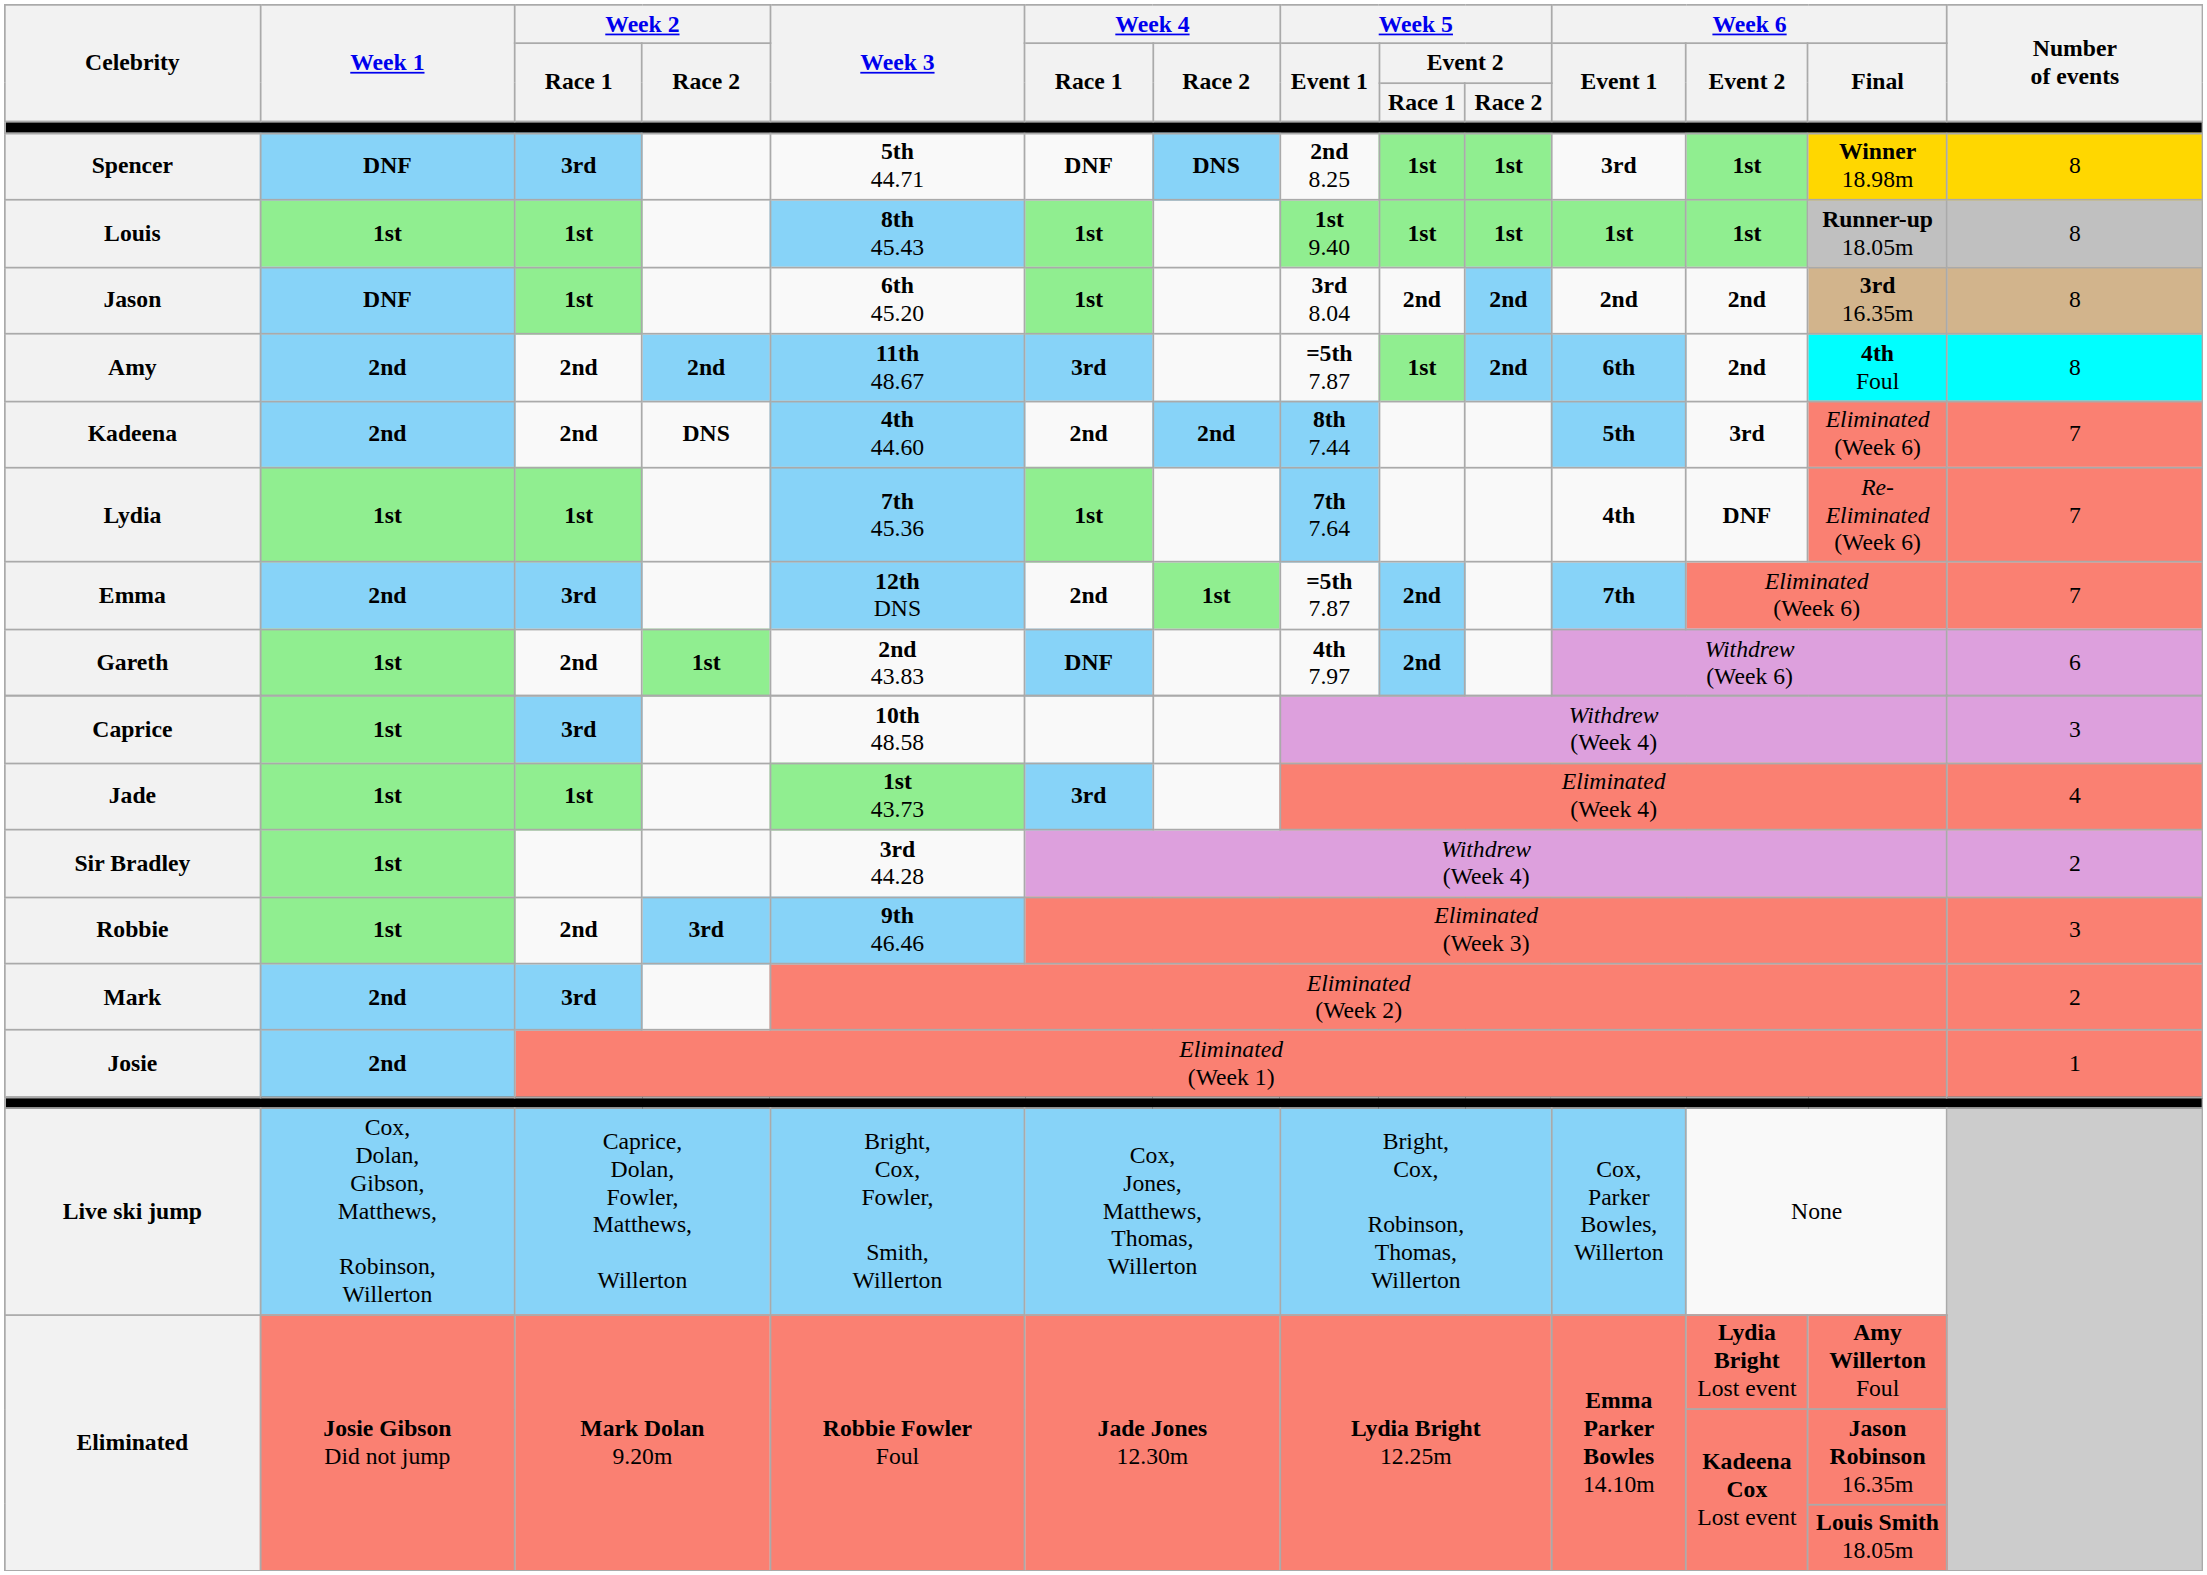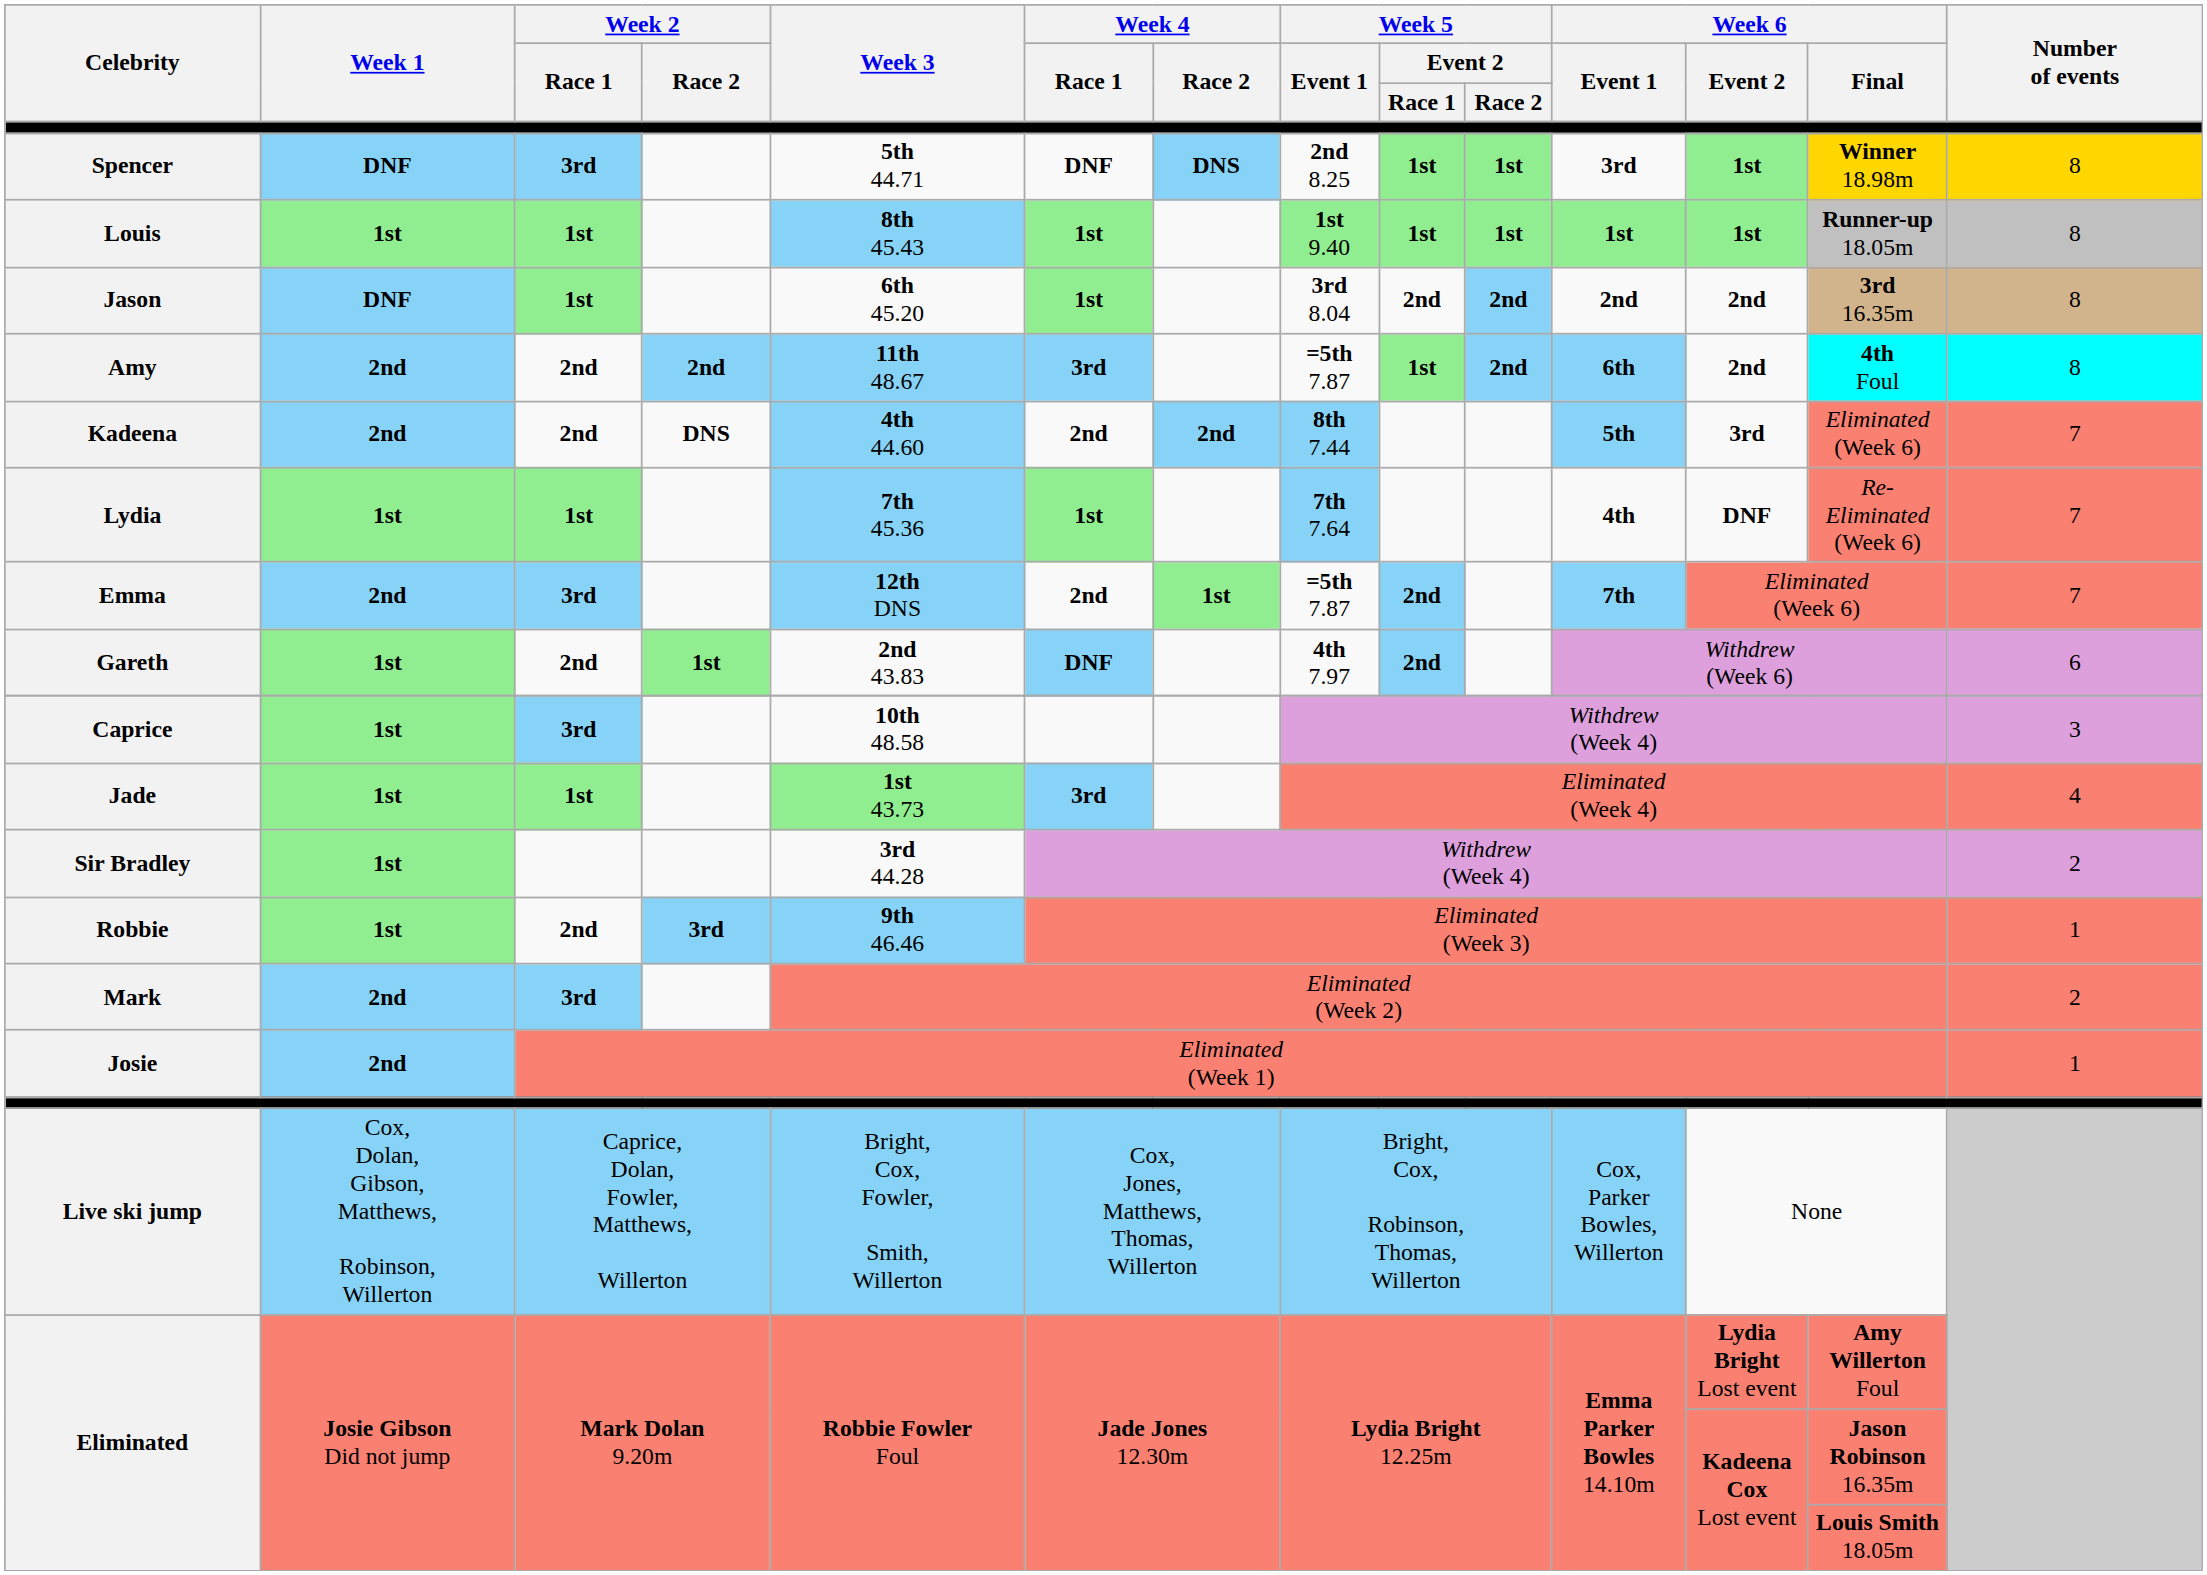(2075, 929) 3 -> (2075, 929) 1
